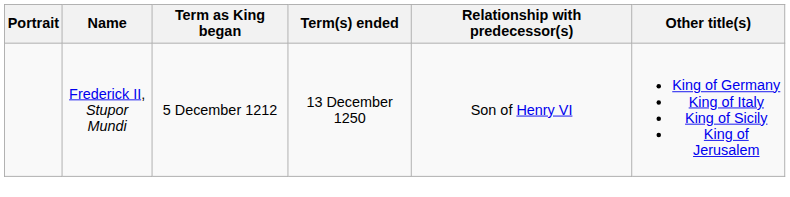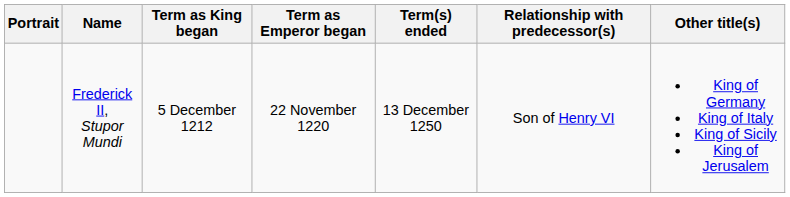+ column: (313, 24)
